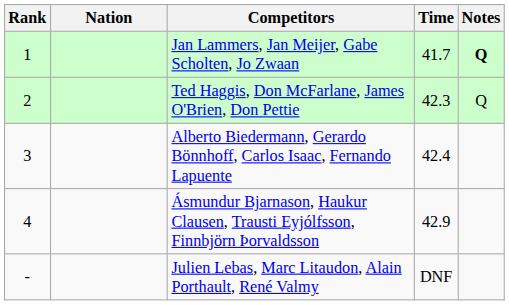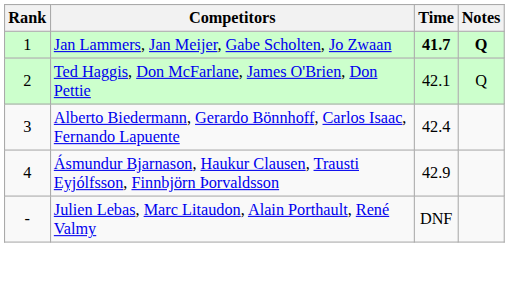- column: (109, 18)
(436, 54) normal -> (436, 44) bold
(436, 100) 42.3 -> (436, 81) 42.1
